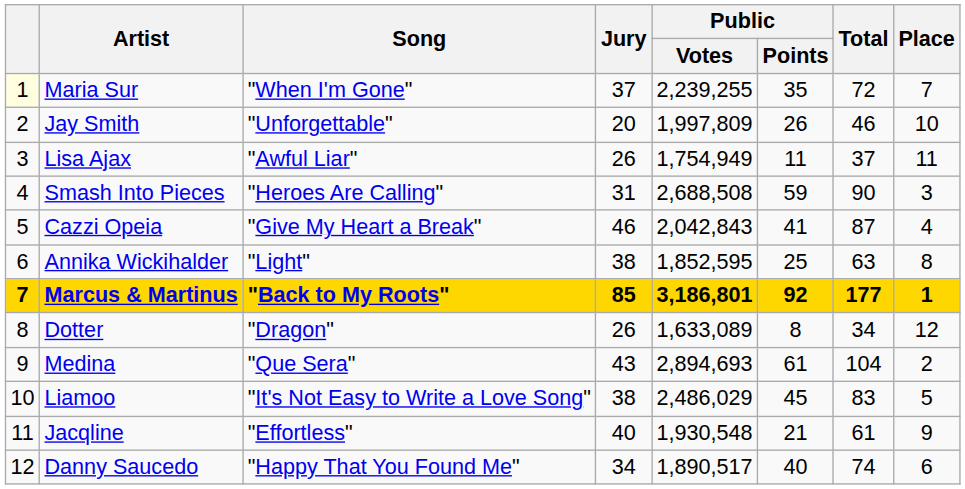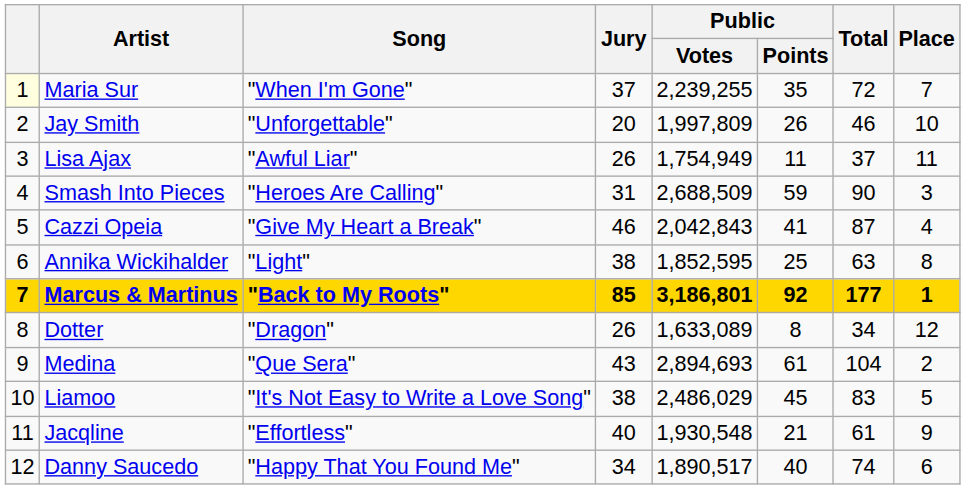(705, 192) 2,688,508 -> (705, 192) 2,688,509
